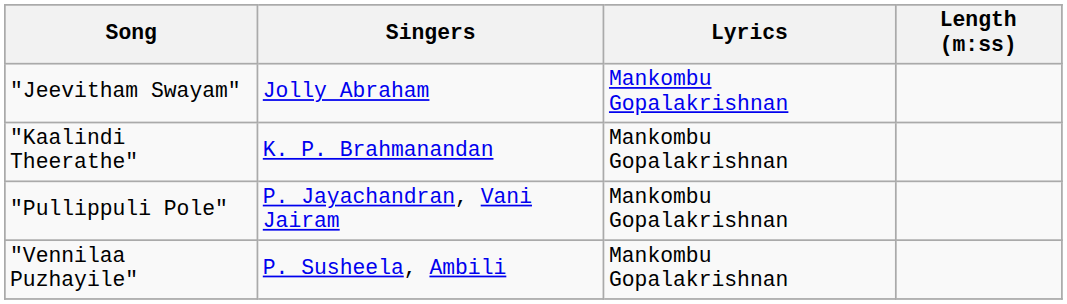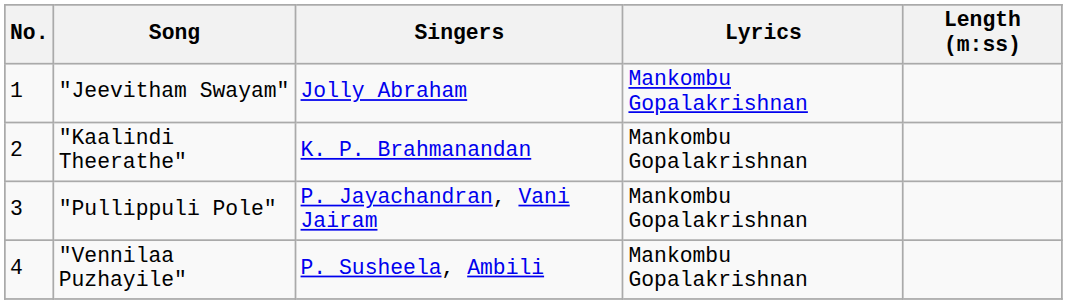+ column: (29, 35)
